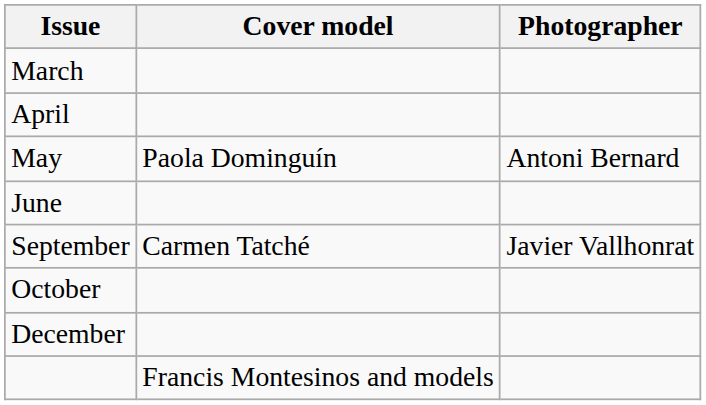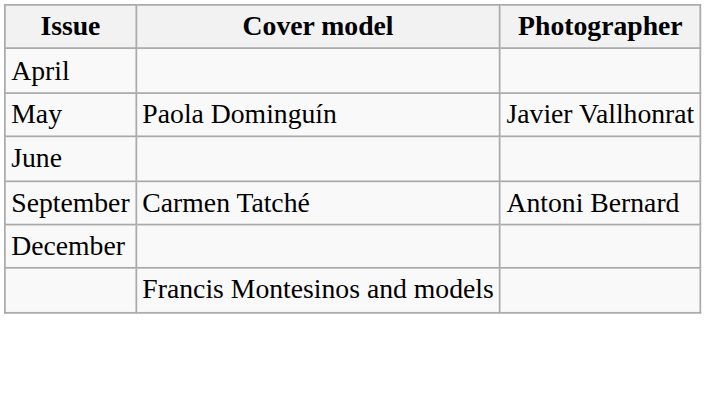- row: (47, 70)
(593, 158) Antoni Bernard -> (600, 114) Javier Vallhonrat
(600, 245) Javier Vallhonrat -> (593, 202) Antoni Bernard
- row: (56, 289)
